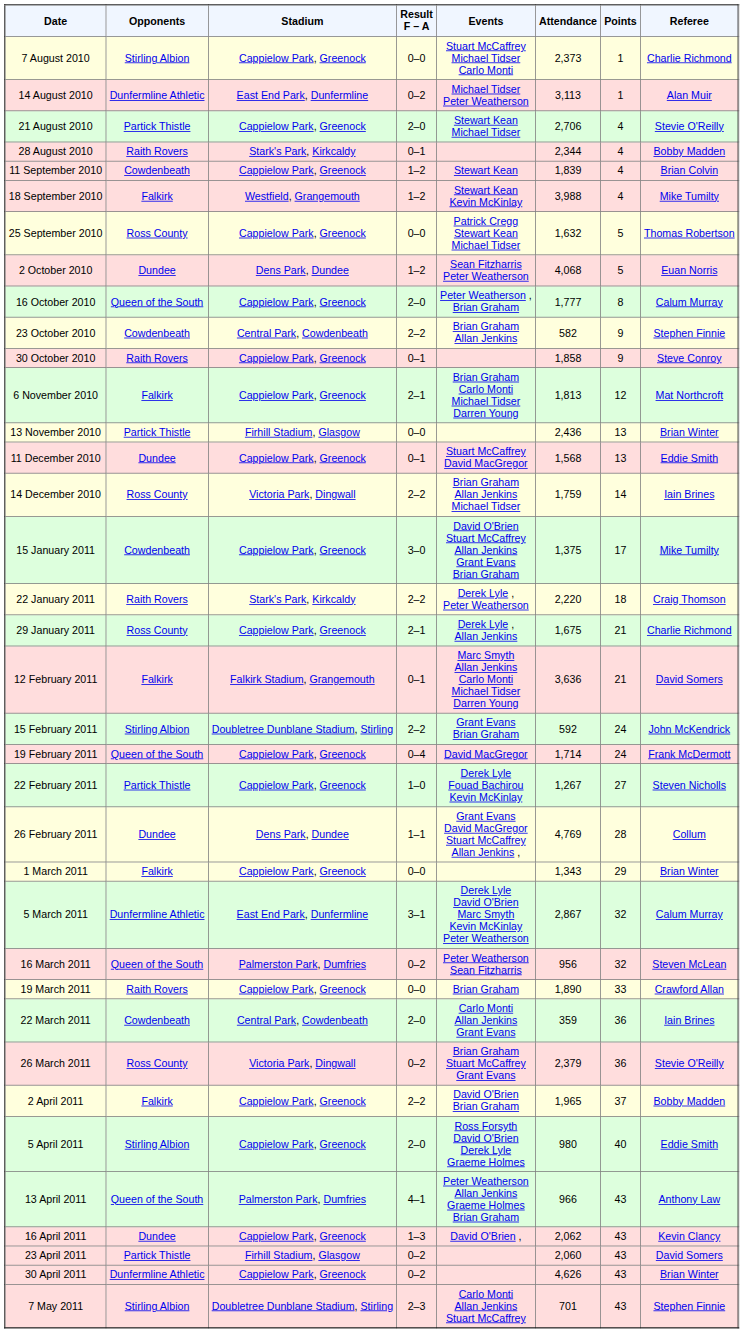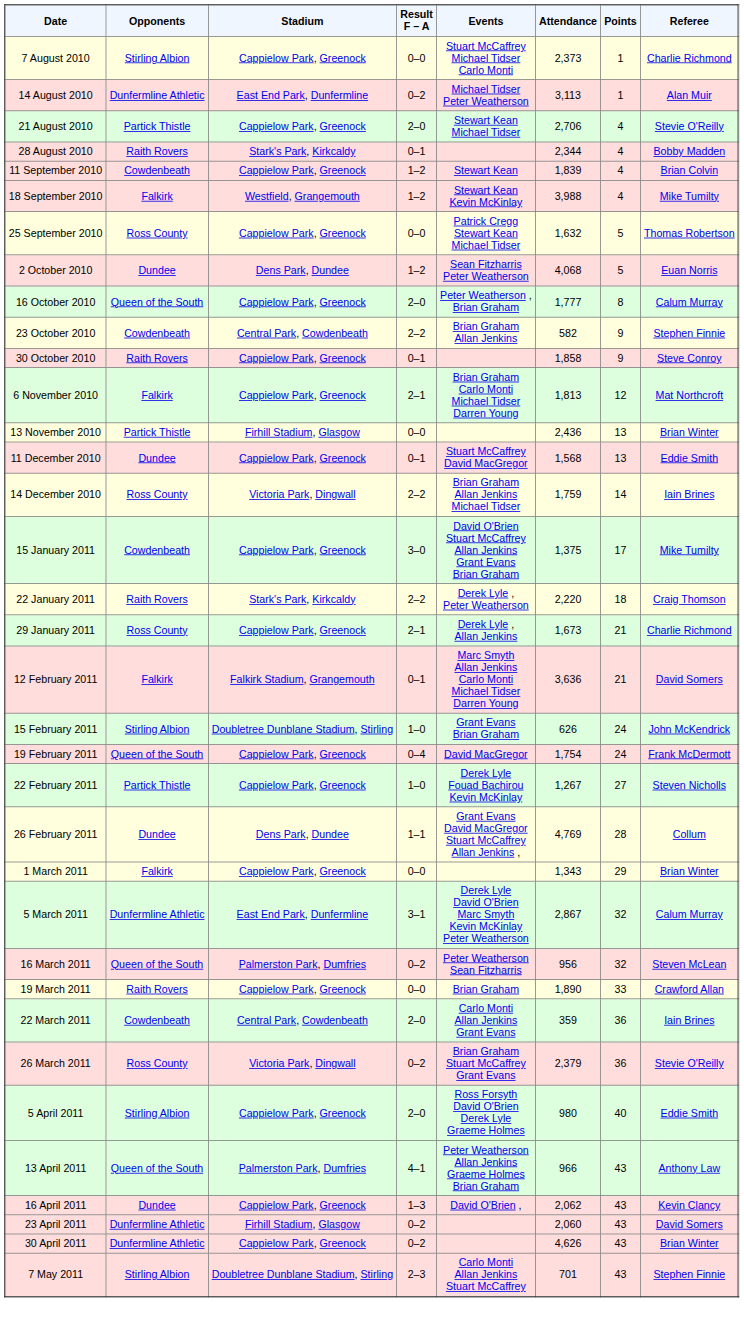(568, 630) 1,675 -> (568, 630) 1,673
(417, 729) 2–2 -> (417, 729) 1–0
(568, 729) 592 -> (568, 729) 626
(568, 754) 1,714 -> (568, 754) 1,754
- row: (56, 1101)
(157, 1256) Partick Thistle -> (157, 1224) Dunfermline Athletic
